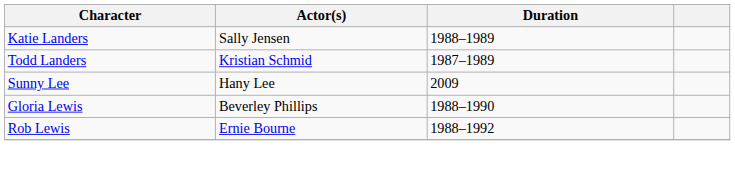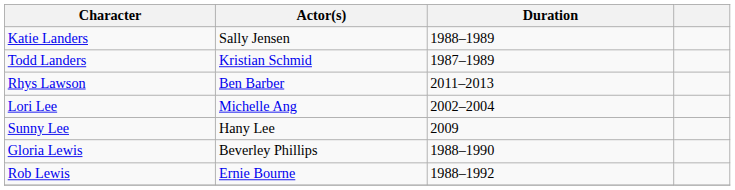+ row: (47, 83)
+ row: (32, 106)
